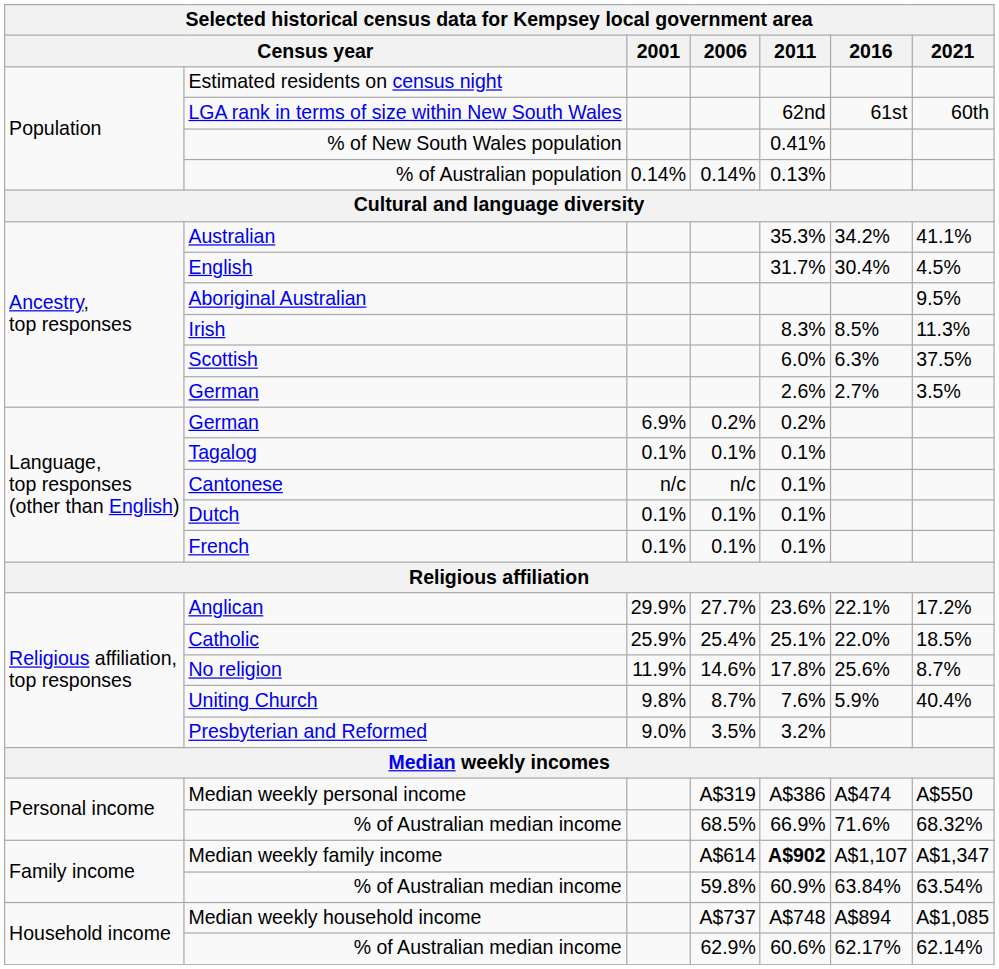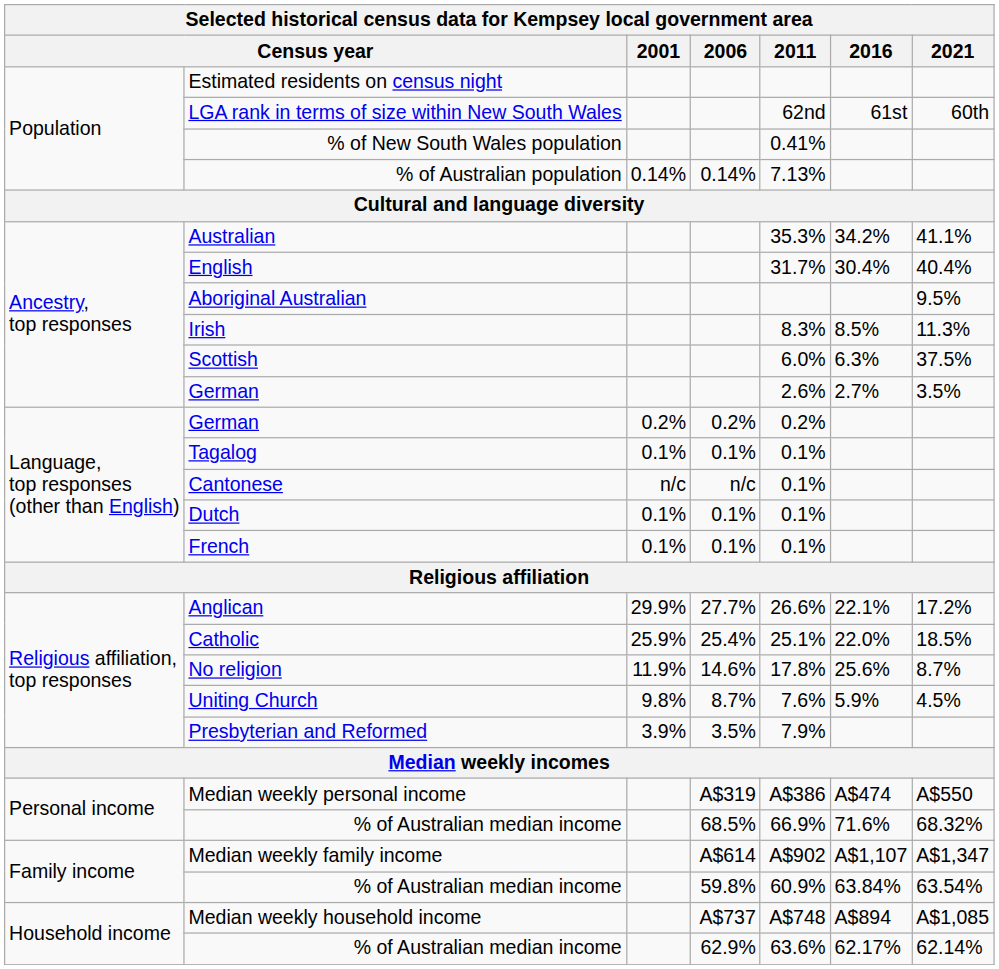(795, 174) 0.13% -> (795, 174) 7.13%
(939, 267) 4.5% -> (944, 267) 40.4%
(664, 422) 6.9% -> (664, 422) 0.2%
(795, 608) 23.6% -> (795, 608) 26.6%
(944, 701) 40.4% -> (939, 701) 4.5%
(664, 732) 9.0% -> (664, 732) 3.9%
(801, 732) 3.2% -> (801, 732) 7.9%
(797, 855) bold -> (797, 855) normal
(795, 948) 60.6% -> (795, 948) 63.6%
